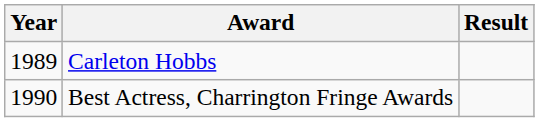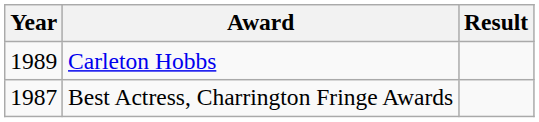(34, 97) 1990 -> (34, 97) 1987
